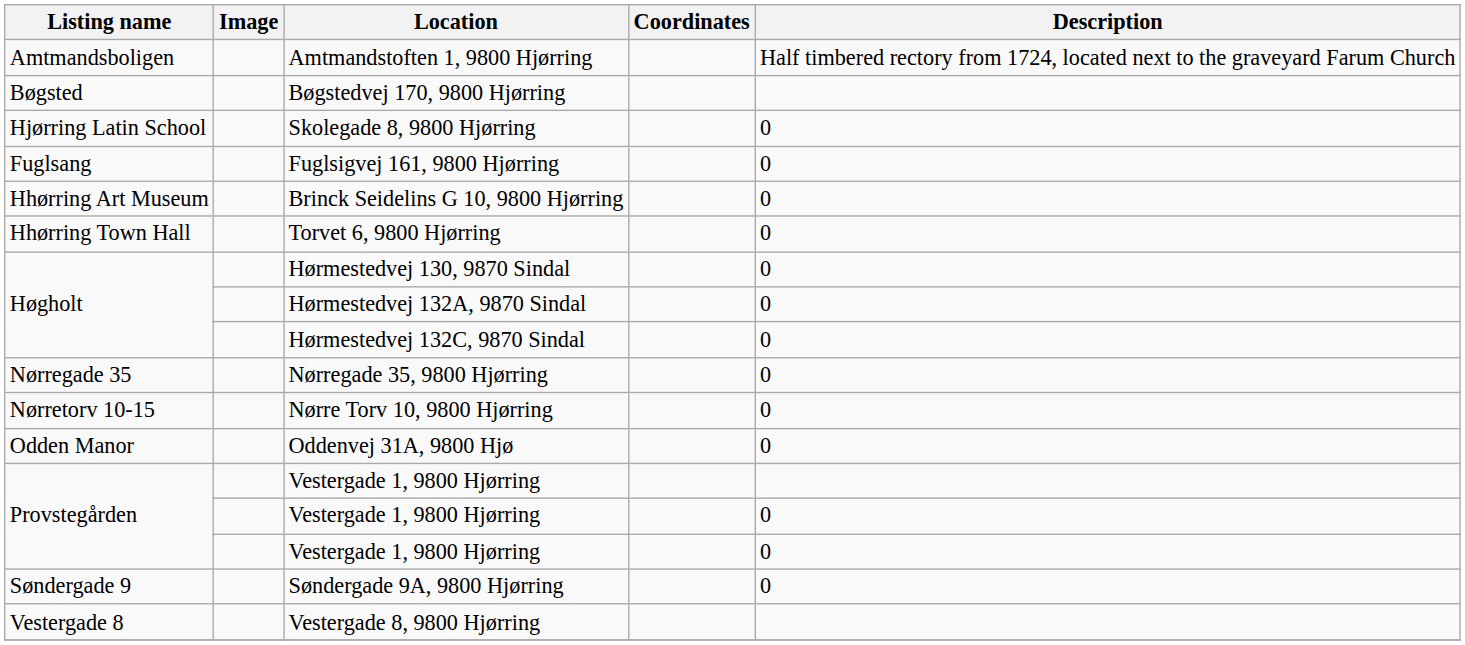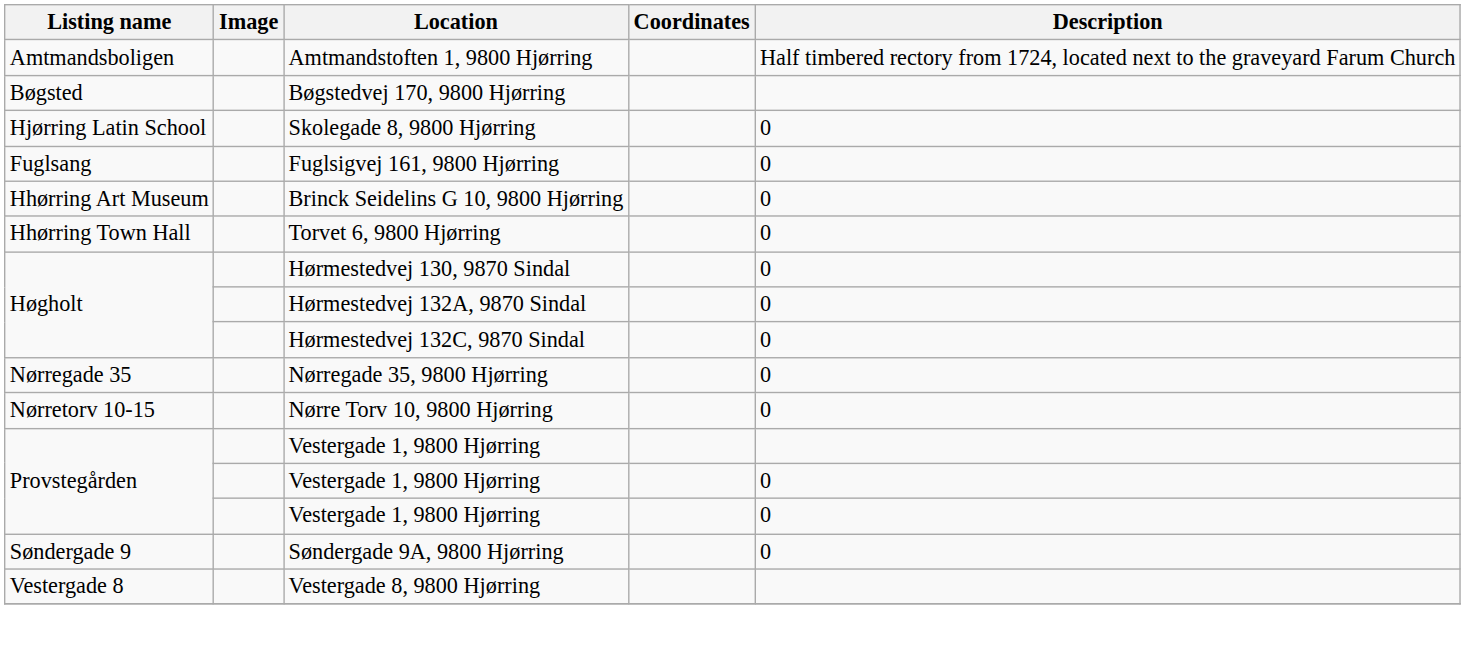- row: (72, 445)
